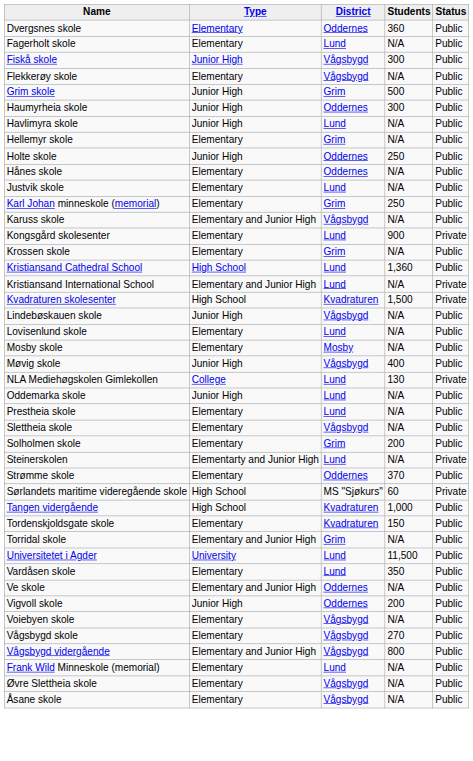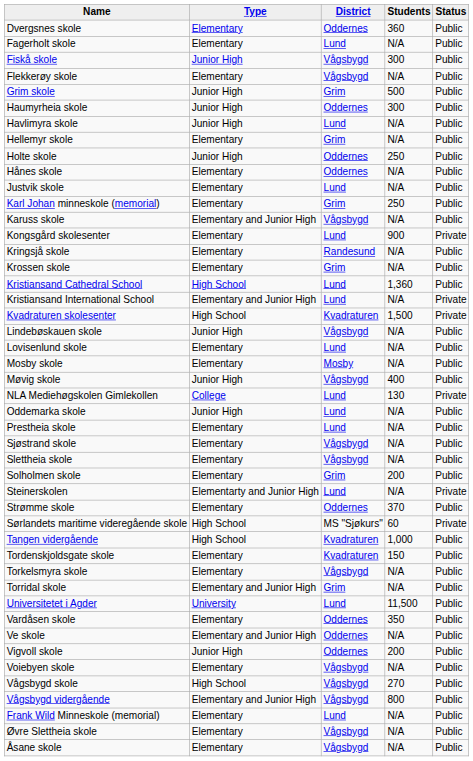+ row: (38, 252)
+ row: (41, 444)
+ row: (47, 572)
(335, 572) Lund -> (346, 619) Oddernes
(217, 635) Elementary -> (219, 683) High School
